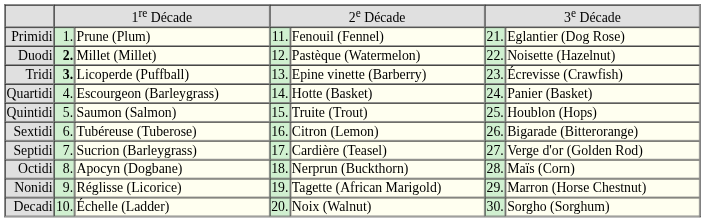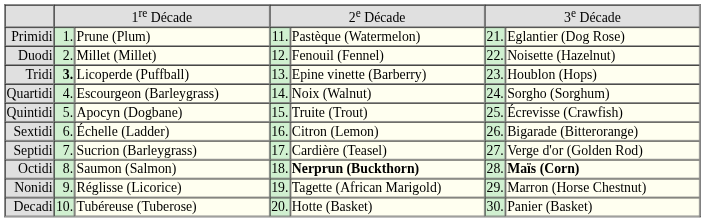(338, 37) Fenouil (Fennel) -> (356, 37) Pastèque (Watermelon)
(68, 55) bold -> (68, 55) normal
(356, 55) Pastèque (Watermelon) -> (338, 55) Fenouil (Fennel)
(565, 74) Écrevisse (Crawfish) -> (552, 74) Houblon (Hops)
(332, 93) Hotte (Basket) -> (332, 93) Noix (Walnut)
(550, 93) Panier (Basket) -> (558, 93) Sorgho (Sorghum)
(126, 112) Saumon (Salmon) -> (129, 112) Apocyn (Dogbane)
(552, 112) Houblon (Hops) -> (565, 112) Écrevisse (Crawfish)
(137, 131) Tubéreuse (Tuberose) -> (123, 131) Échelle (Ladder)
(129, 169) Apocyn (Dogbane) -> (126, 169) Saumon (Salmon)
(350, 169) normal -> (355, 169) bold
(541, 169) normal -> (543, 169) bold
(123, 207) Échelle (Ladder) -> (137, 207) Tubéreuse (Tuberose)
(332, 207) Noix (Walnut) -> (332, 207) Hotte (Basket)
(558, 207) Sorgho (Sorghum) -> (550, 207) Panier (Basket)
